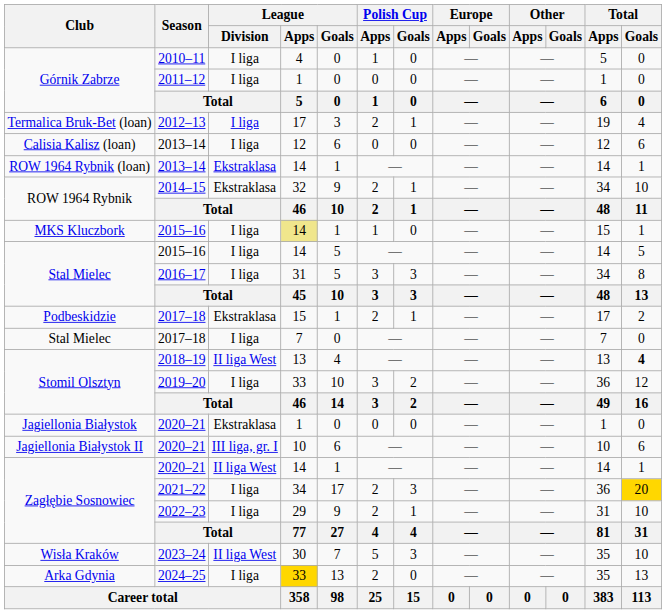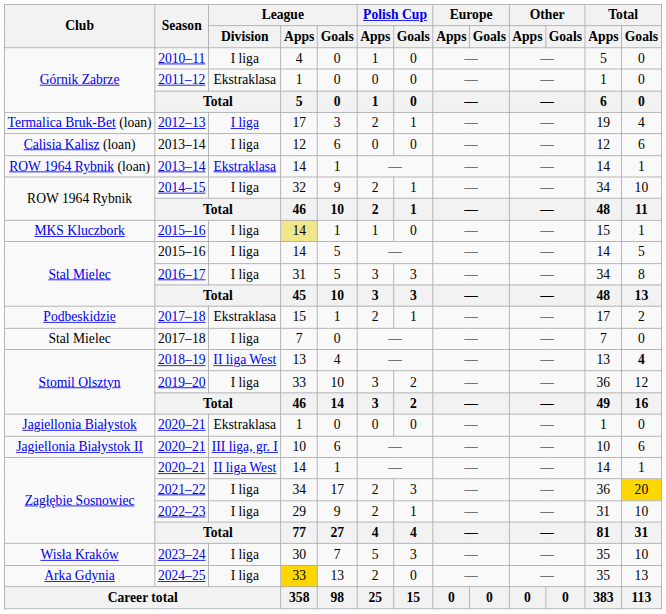(245, 79) I liga -> (245, 79) Ekstraklasa
(245, 187) Ekstraklasa -> (245, 187) I liga
(245, 554) II liga West -> (245, 554) I liga
